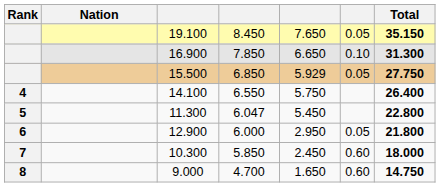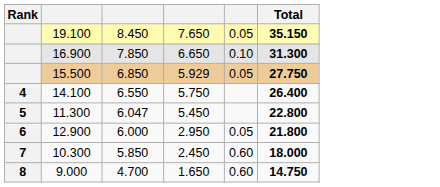- column: (99, 14)
